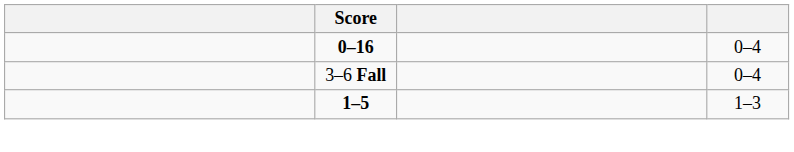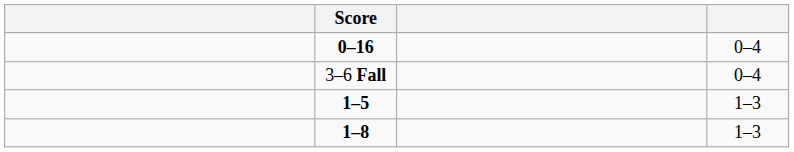+ row: (356, 132)
